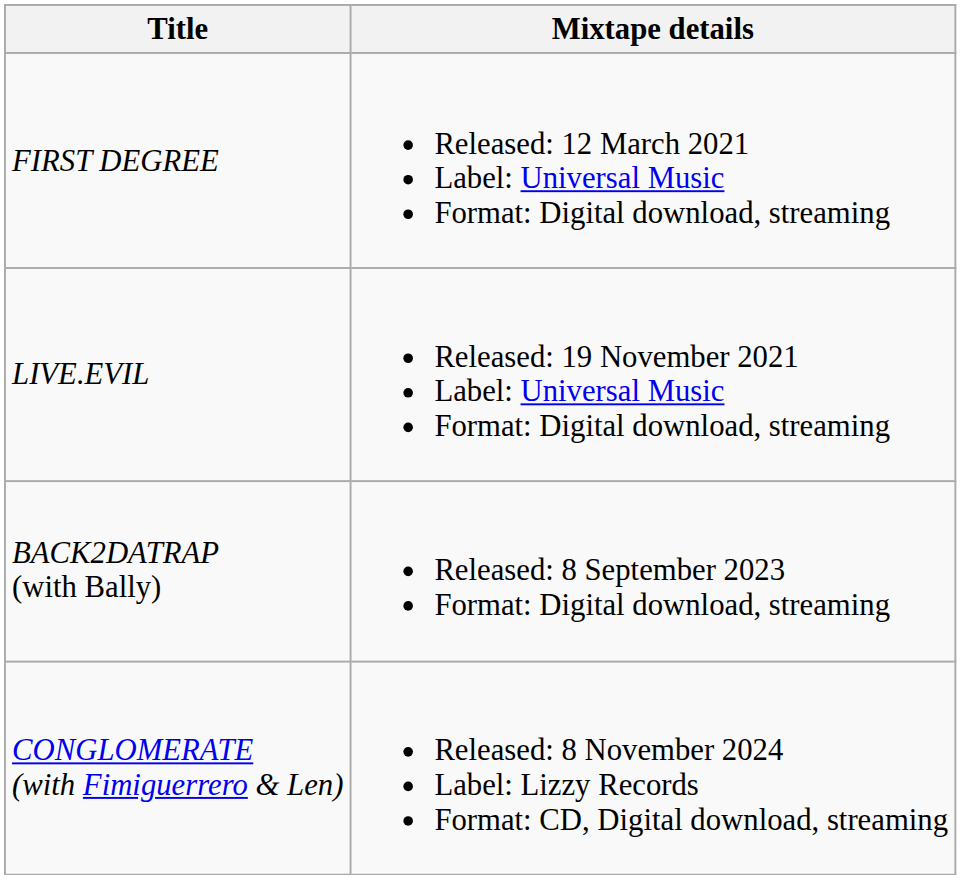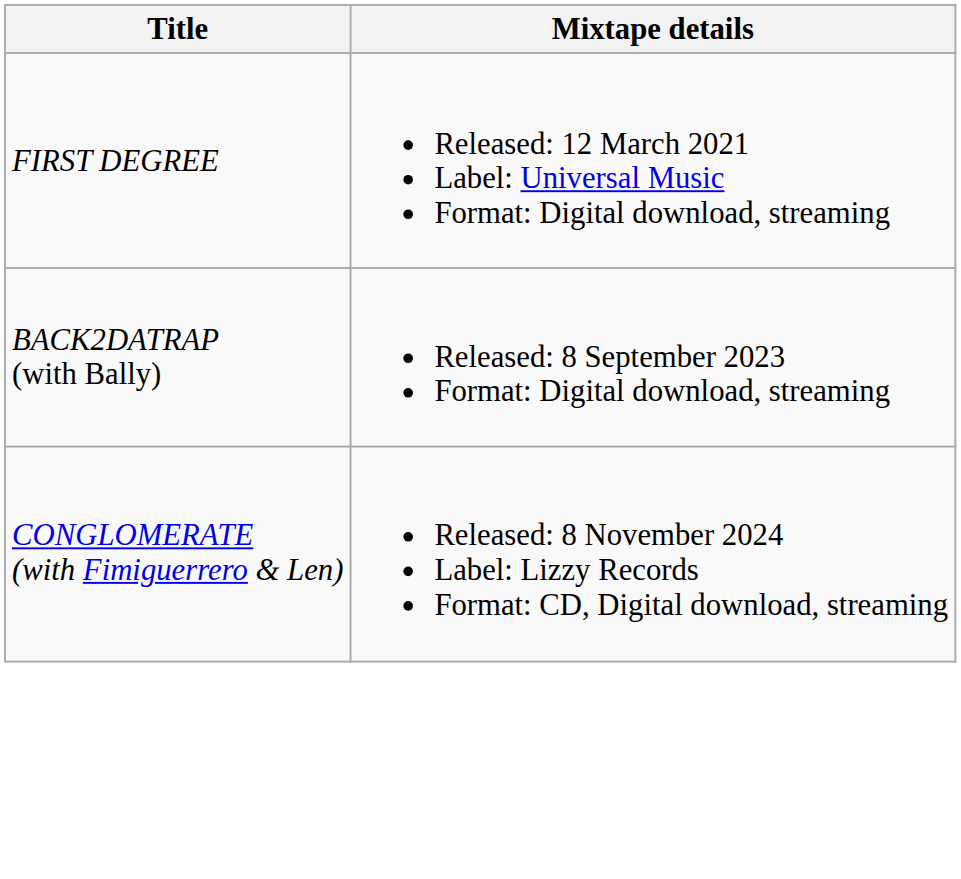- row: (81, 373)
